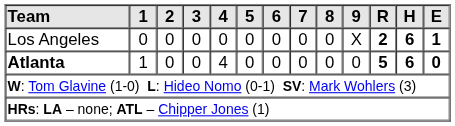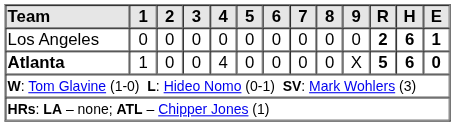(356, 39) X -> (356, 39) 0
(356, 62) 0 -> (356, 62) X
